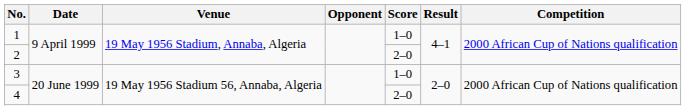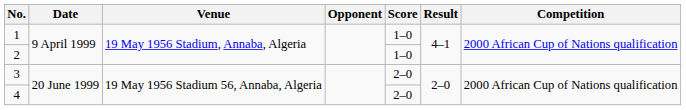(403, 54) 2–0 -> (403, 54) 1–0
(403, 74) 1–0 -> (403, 74) 2–0
